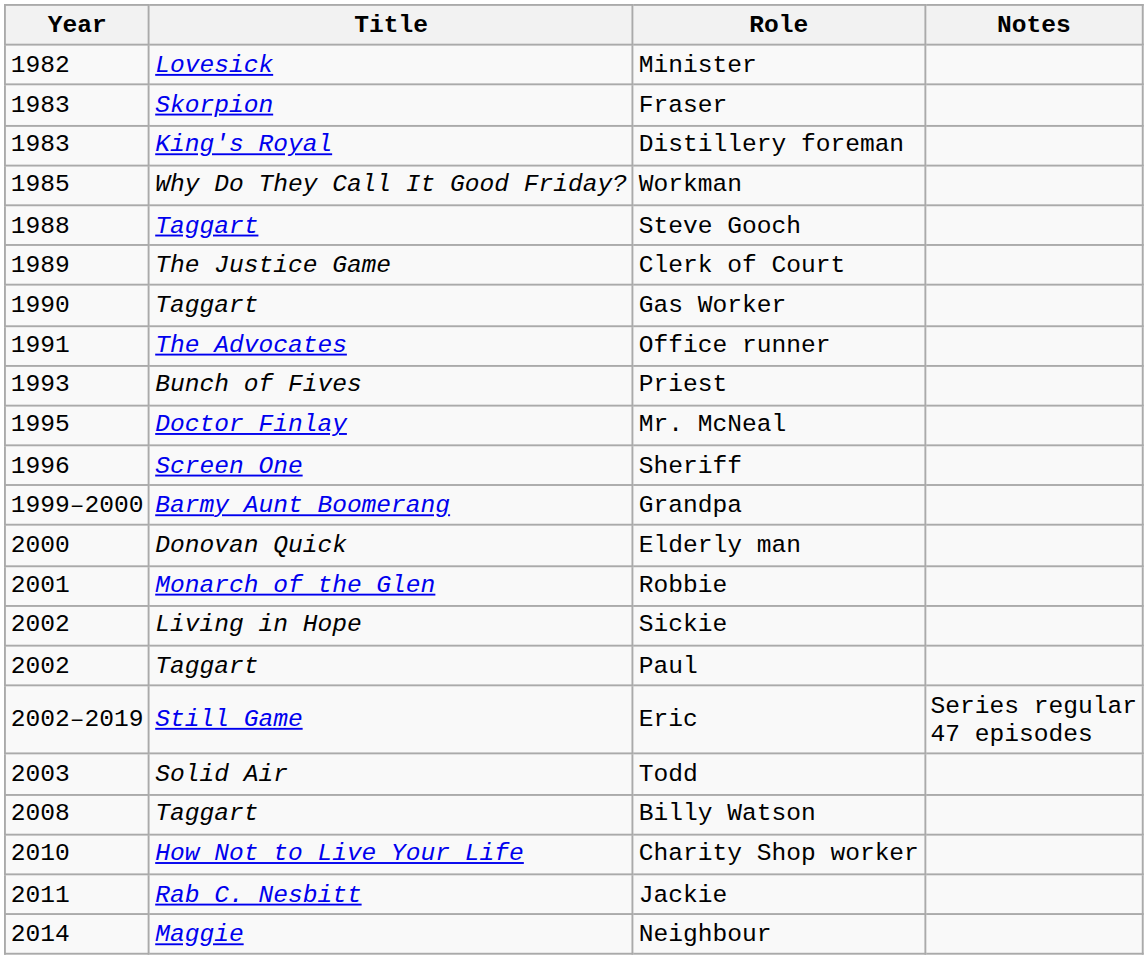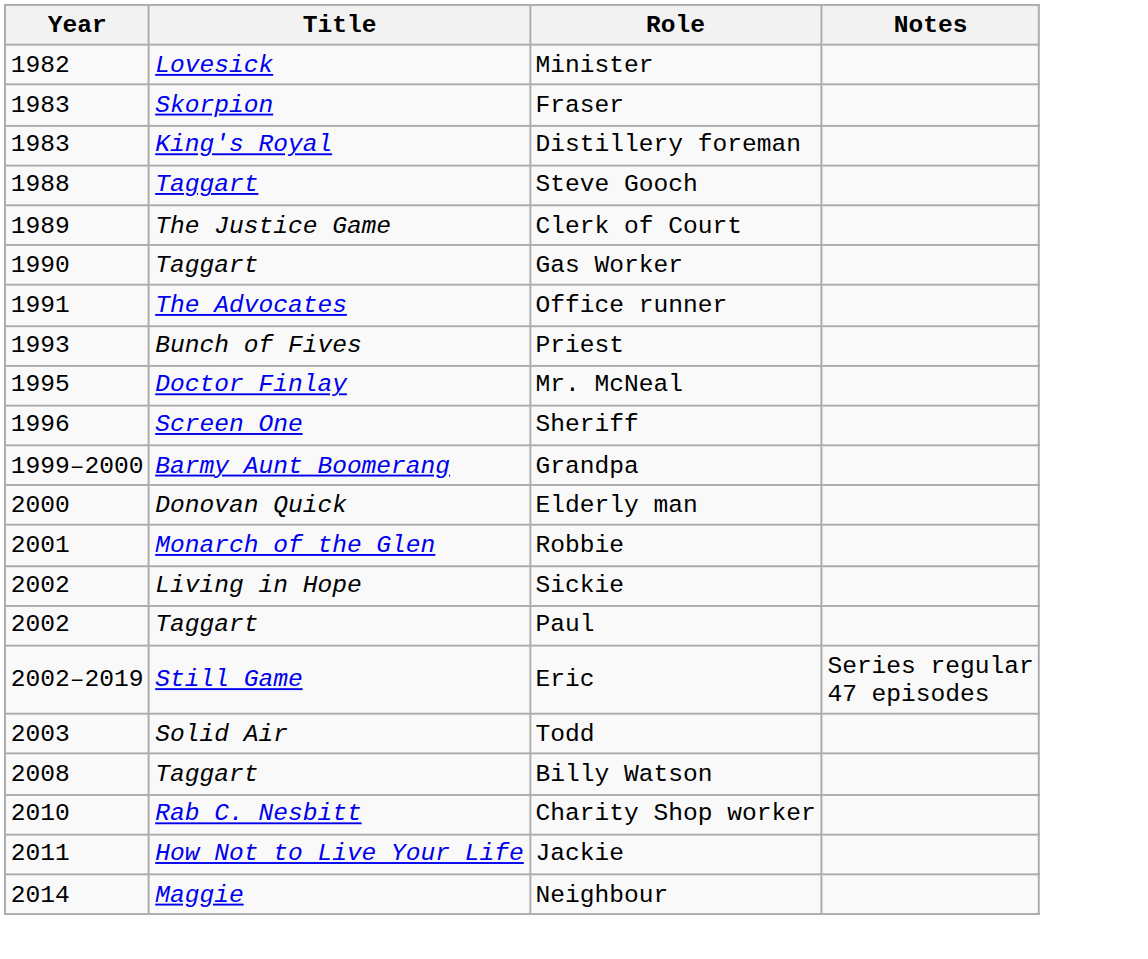- row: (690, 185)
(340, 854) How Not to Live Your Life -> (258, 814) Rab C. Nesbitt
(258, 894) Rab C. Nesbitt -> (340, 854) How Not to Live Your Life
